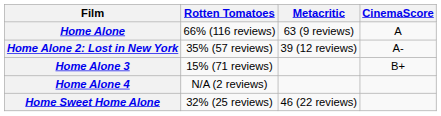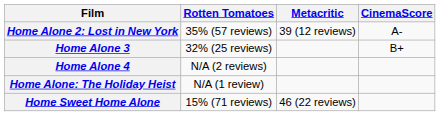- row: (93, 31)
(229, 66) 15% (71 reviews) -> (229, 48) 32% (25 reviews)
+ row: (93, 84)
(229, 102) 32% (25 reviews) -> (229, 102) 15% (71 reviews)
